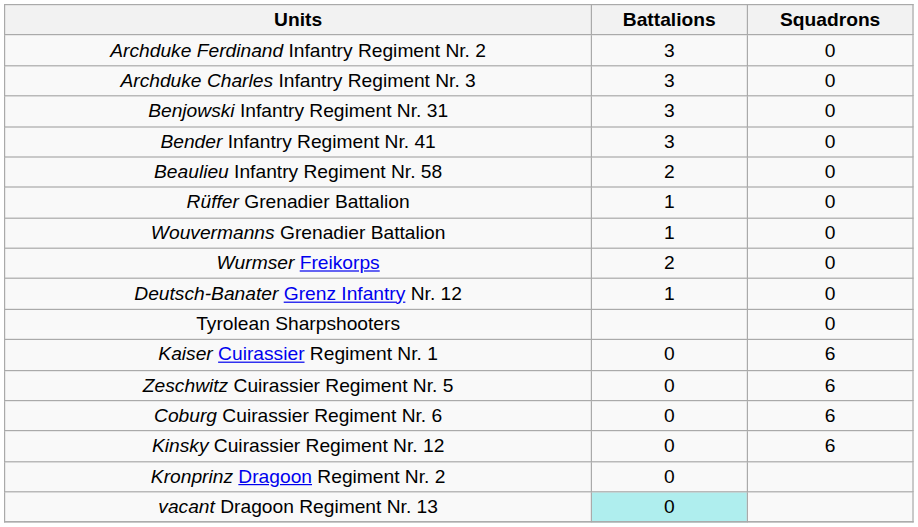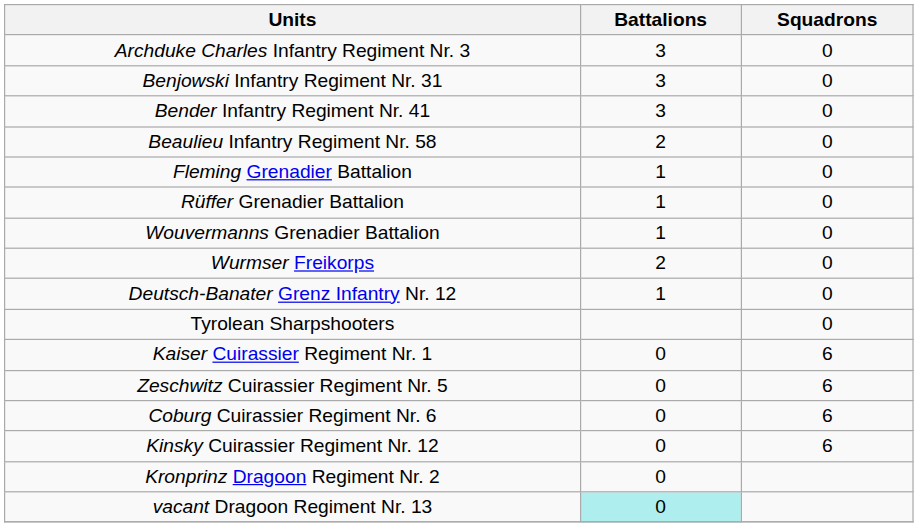- row: (298, 50)
+ row: (292, 171)
